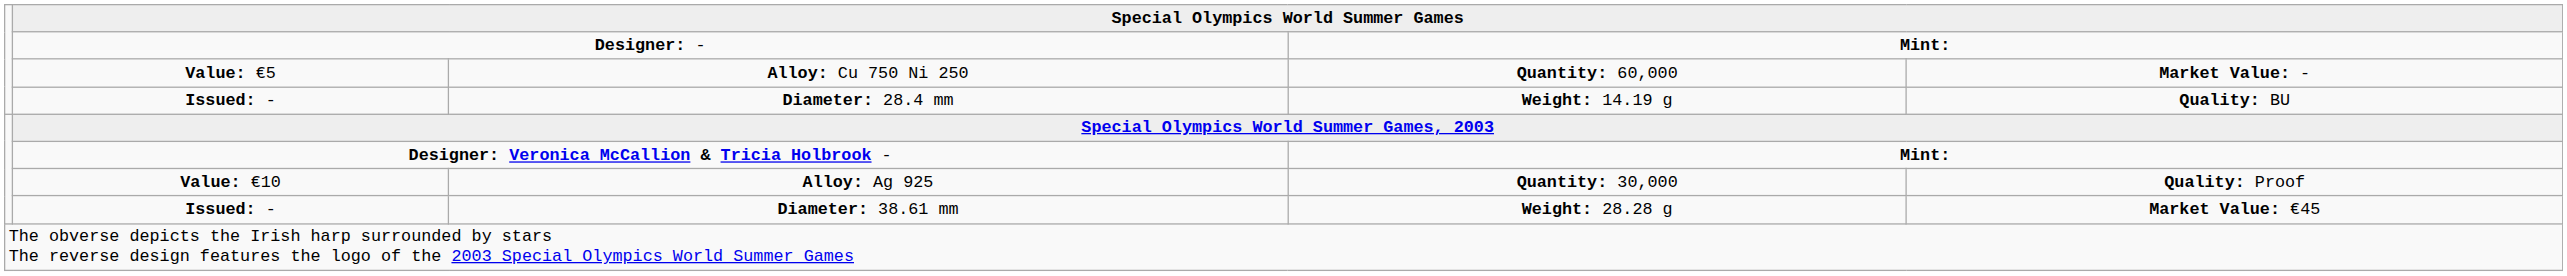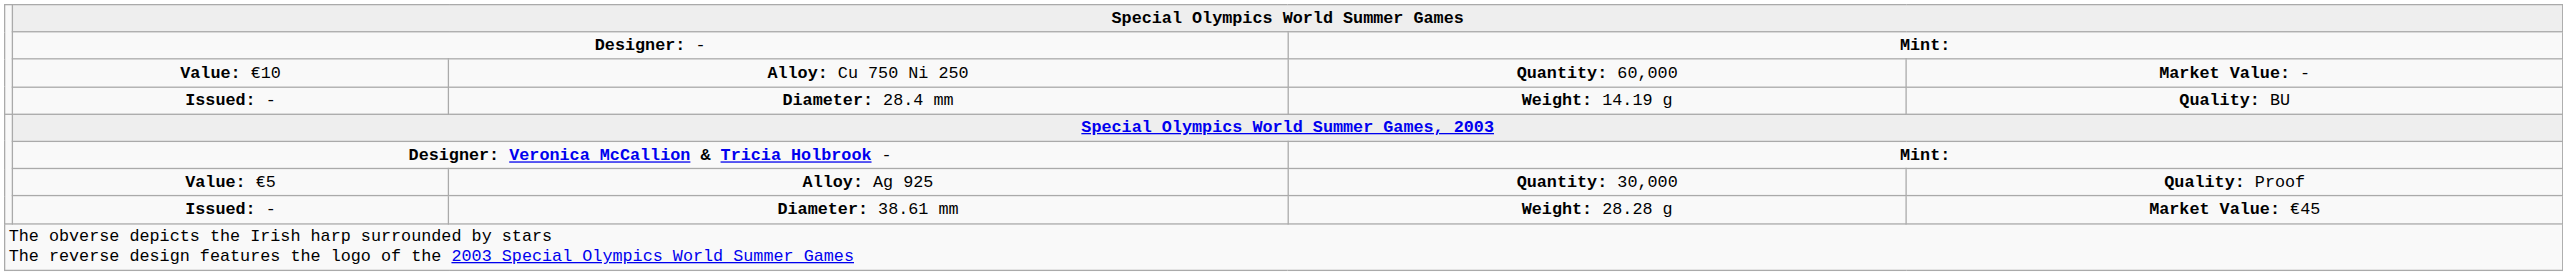(231, 73) Value: €5 -> (231, 73) Value: €10
(231, 182) Value: €10 -> (231, 182) Value: €5
